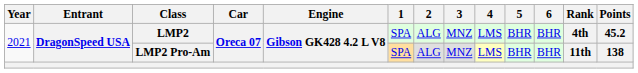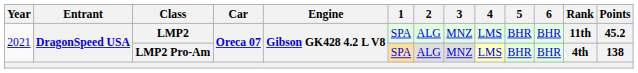(580, 33) 4th -> (580, 33) 11th
(580, 52) 11th -> (580, 52) 4th
